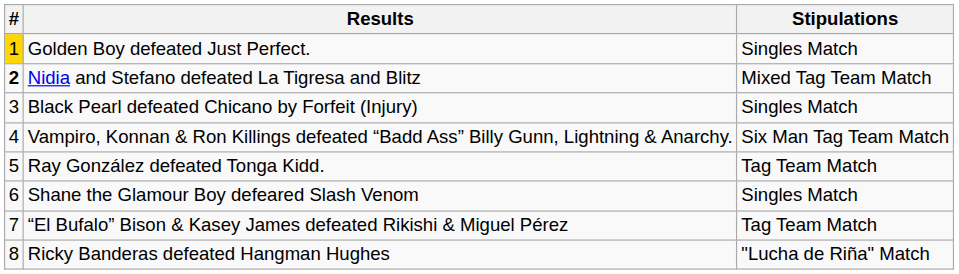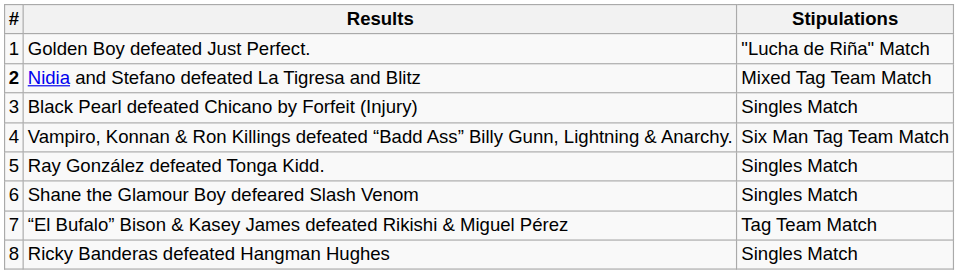(14, 48) gold background -> (14, 48) no background
(800, 48) Singles Match -> (836, 48) "Lucha de Riña" Match
(809, 166) Tag Team Match -> (800, 166) Singles Match
(836, 254) "Lucha de Riña" Match -> (800, 254) Singles Match
